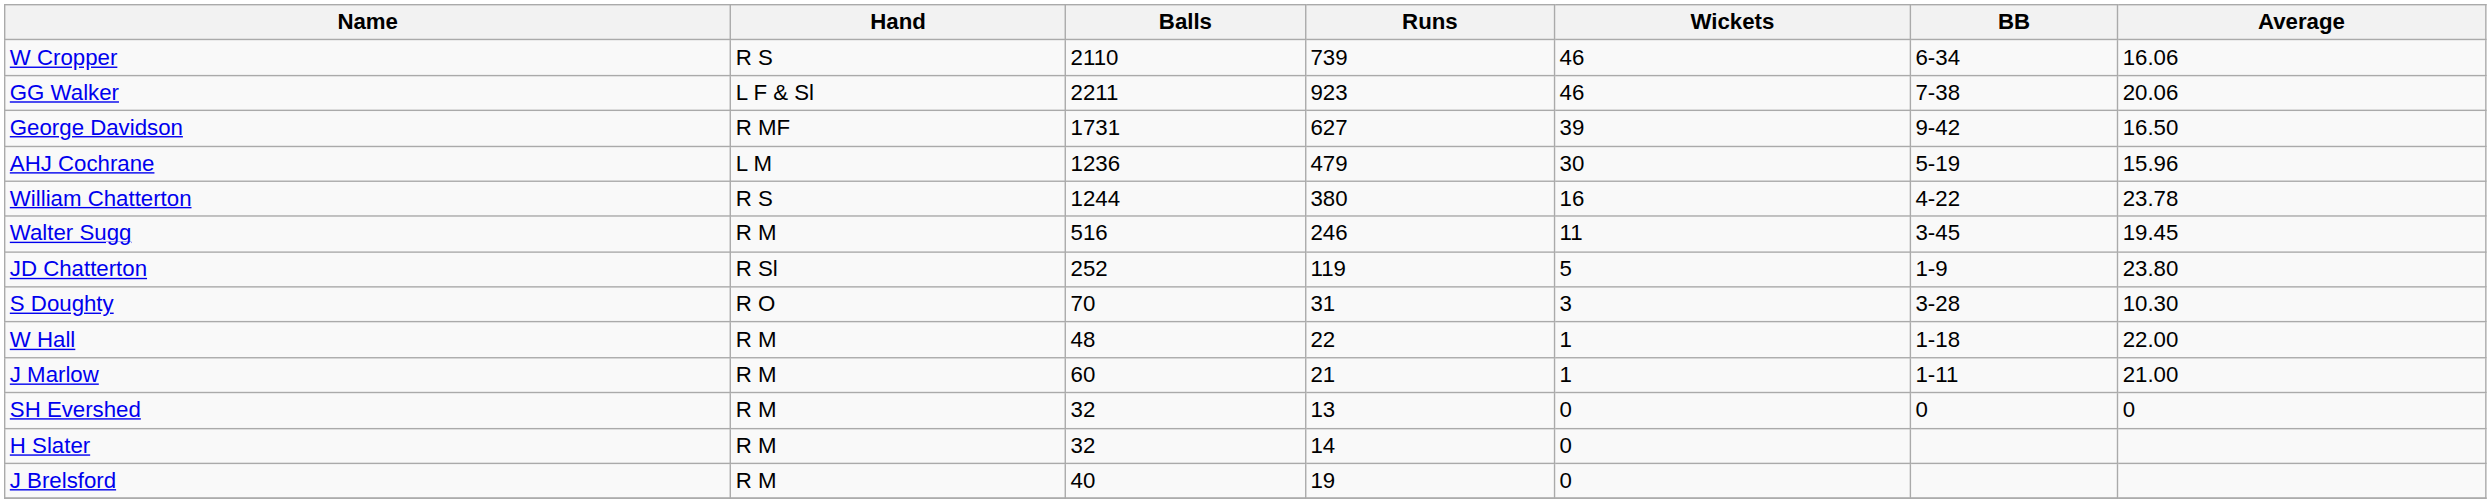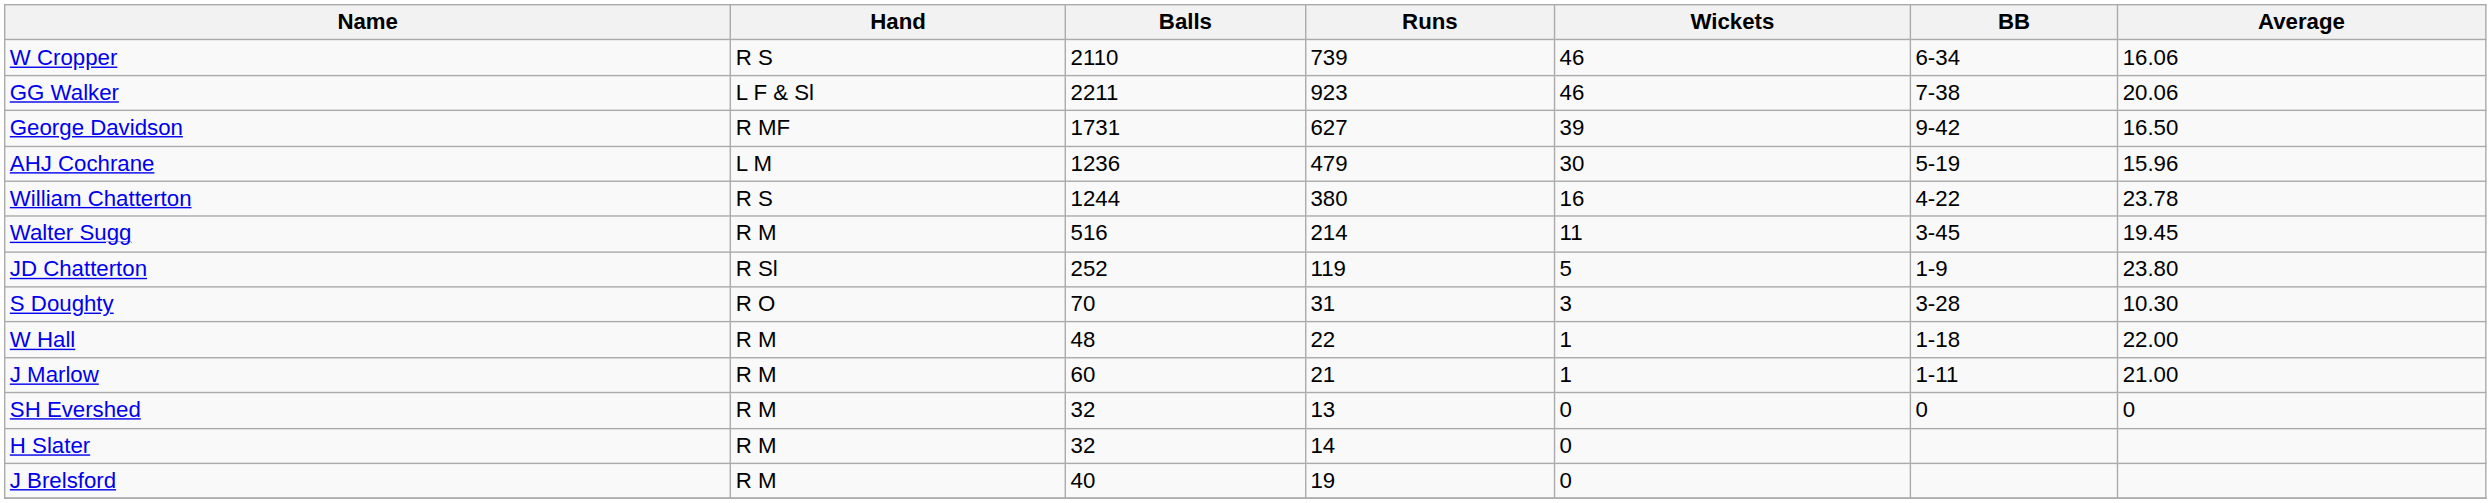(1329, 233) 246 -> (1329, 233) 214
